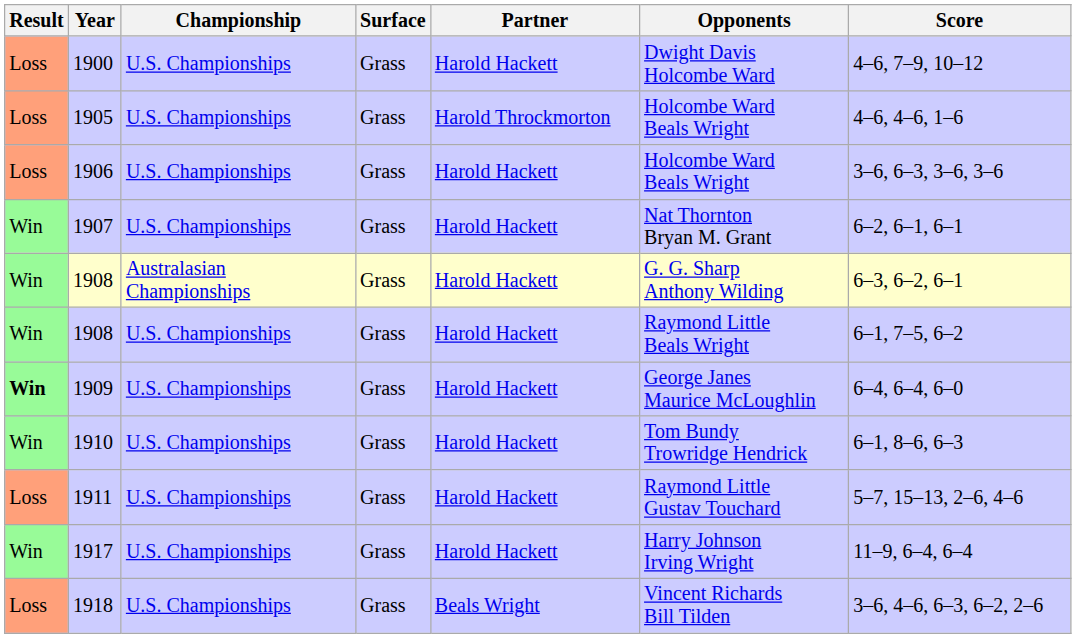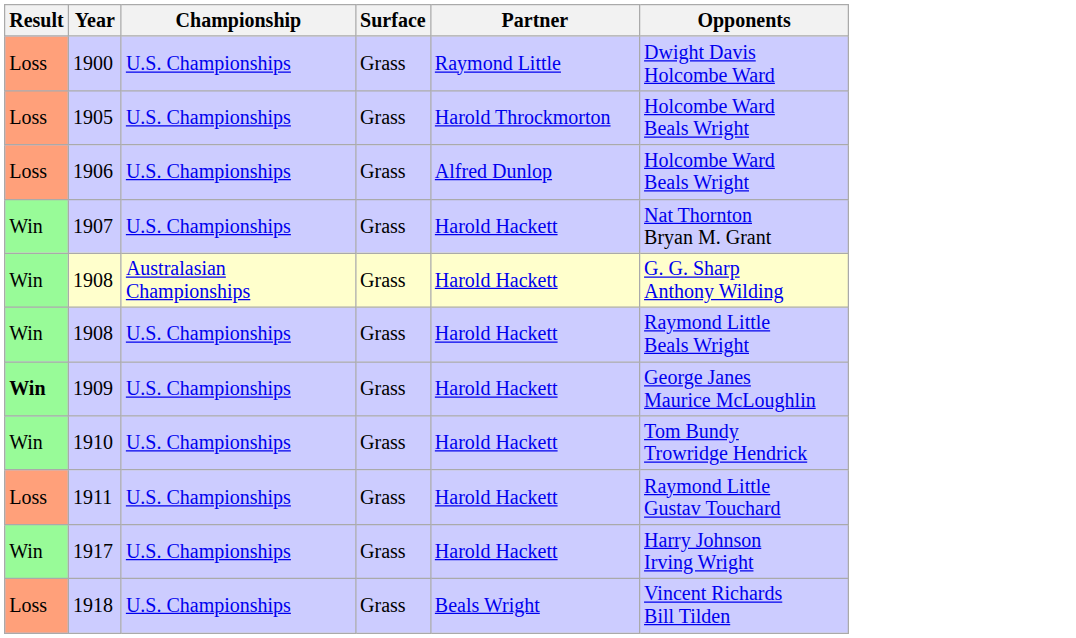- column: (960, 20)
(496, 63) Harold Hackett -> (498, 63) Raymond Little
(496, 171) Harold Hackett -> (493, 171) Alfred Dunlop
